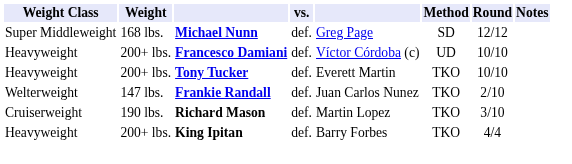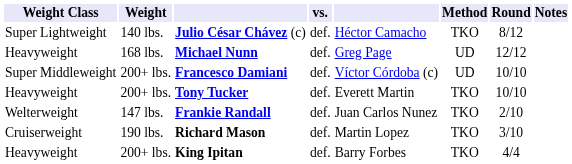+ row: (240, 32)
(61, 32) Super Middleweight -> (41, 52) Heavyweight
(446, 32) SD -> (465, 52) UD
(41, 52) Heavyweight -> (61, 72) Super Middleweight
